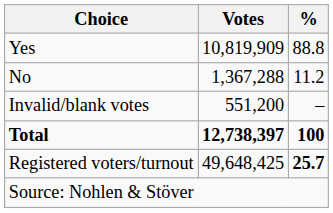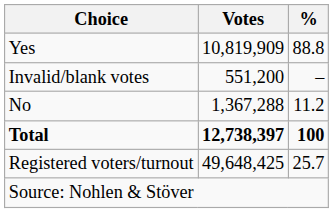rows swapped: (20, 76) <-> (79, 105)
(309, 163) bold -> (309, 163) normal
